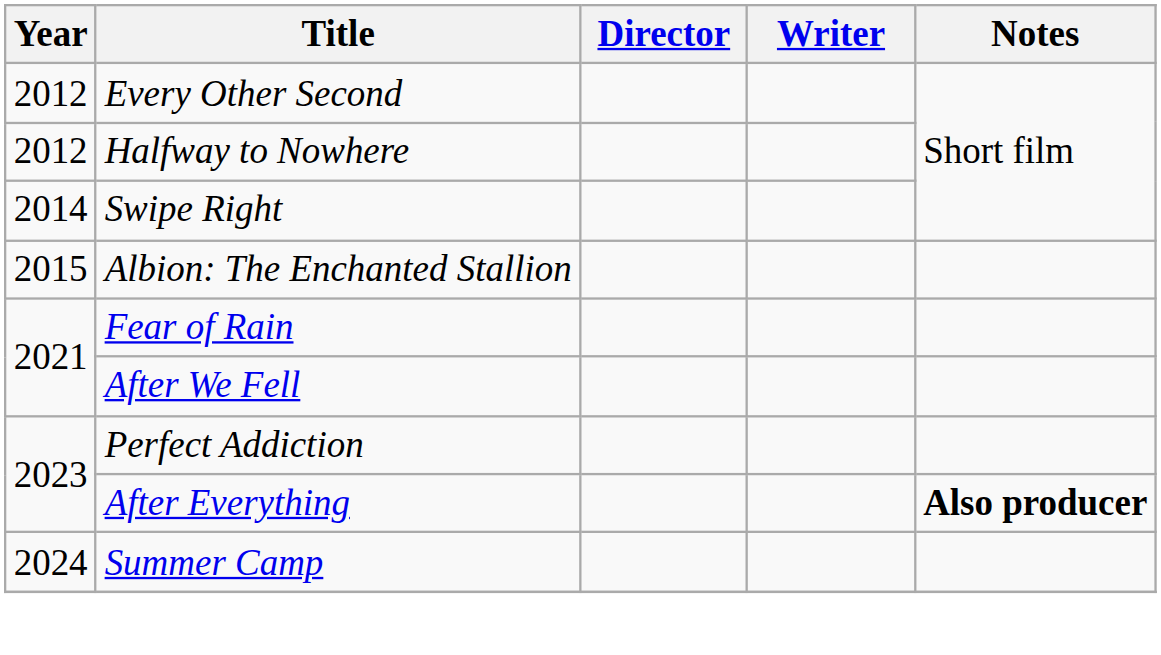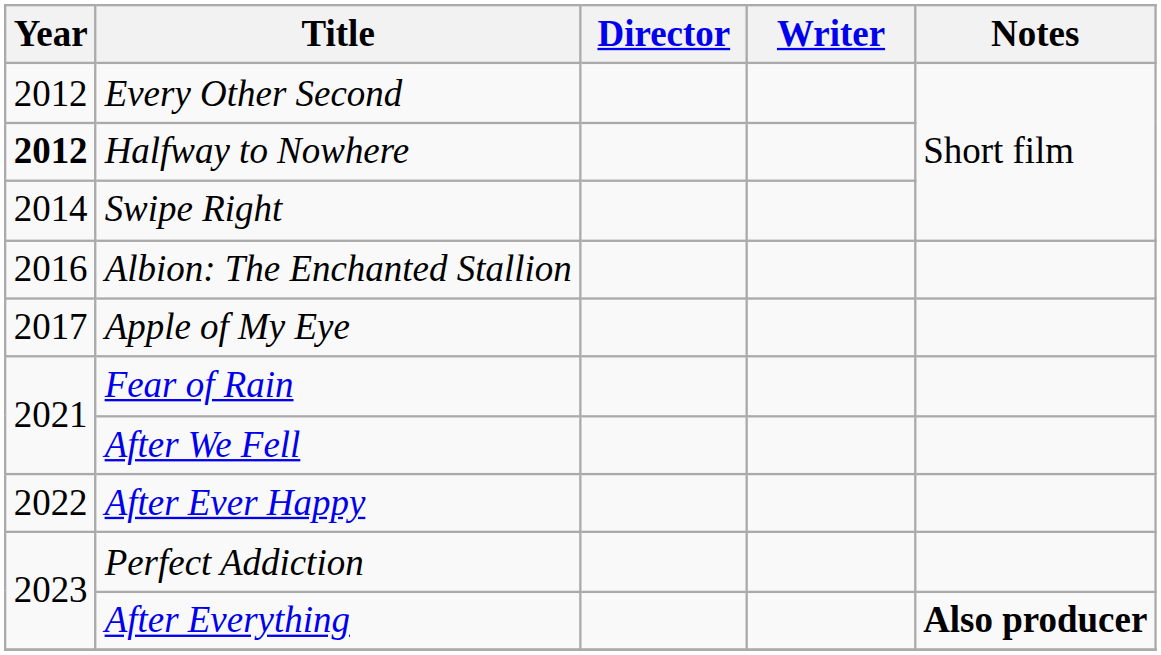(51, 151) normal -> (51, 151) bold
(51, 268) 2015 -> (51, 268) 2016
+ row: (227, 326)
+ row: (235, 502)
- row: (214, 561)
